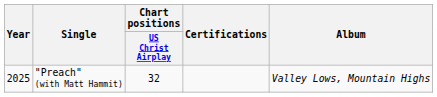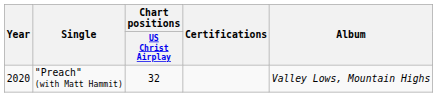(18, 78) 2025 -> (18, 78) 2020
